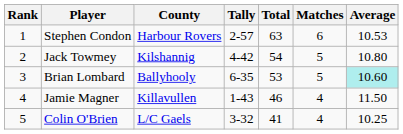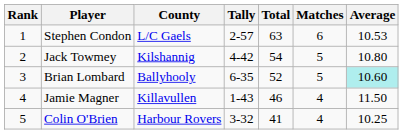(179, 35) Harbour Rovers -> (164, 35) L/C Gaels
(276, 77) 53 -> (276, 77) 52
(164, 118) L/C Gaels -> (179, 118) Harbour Rovers
